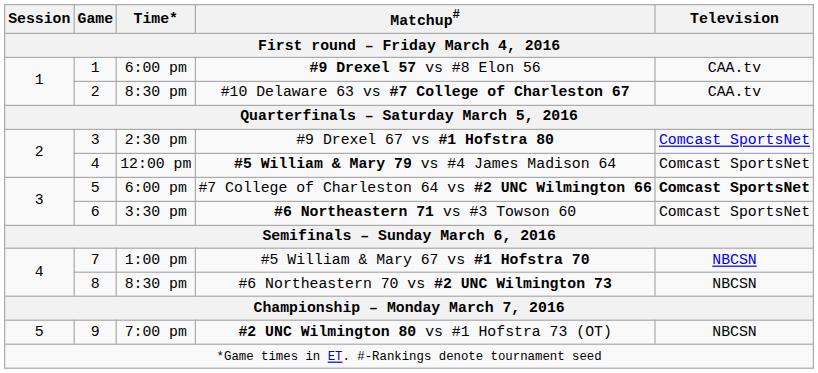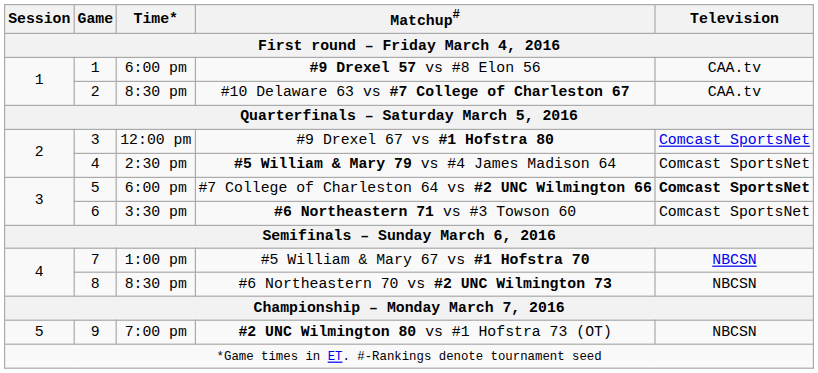(156, 141) 2:30 pm -> (156, 141) 12:00 pm
(156, 165) 12:00 pm -> (156, 165) 2:30 pm
